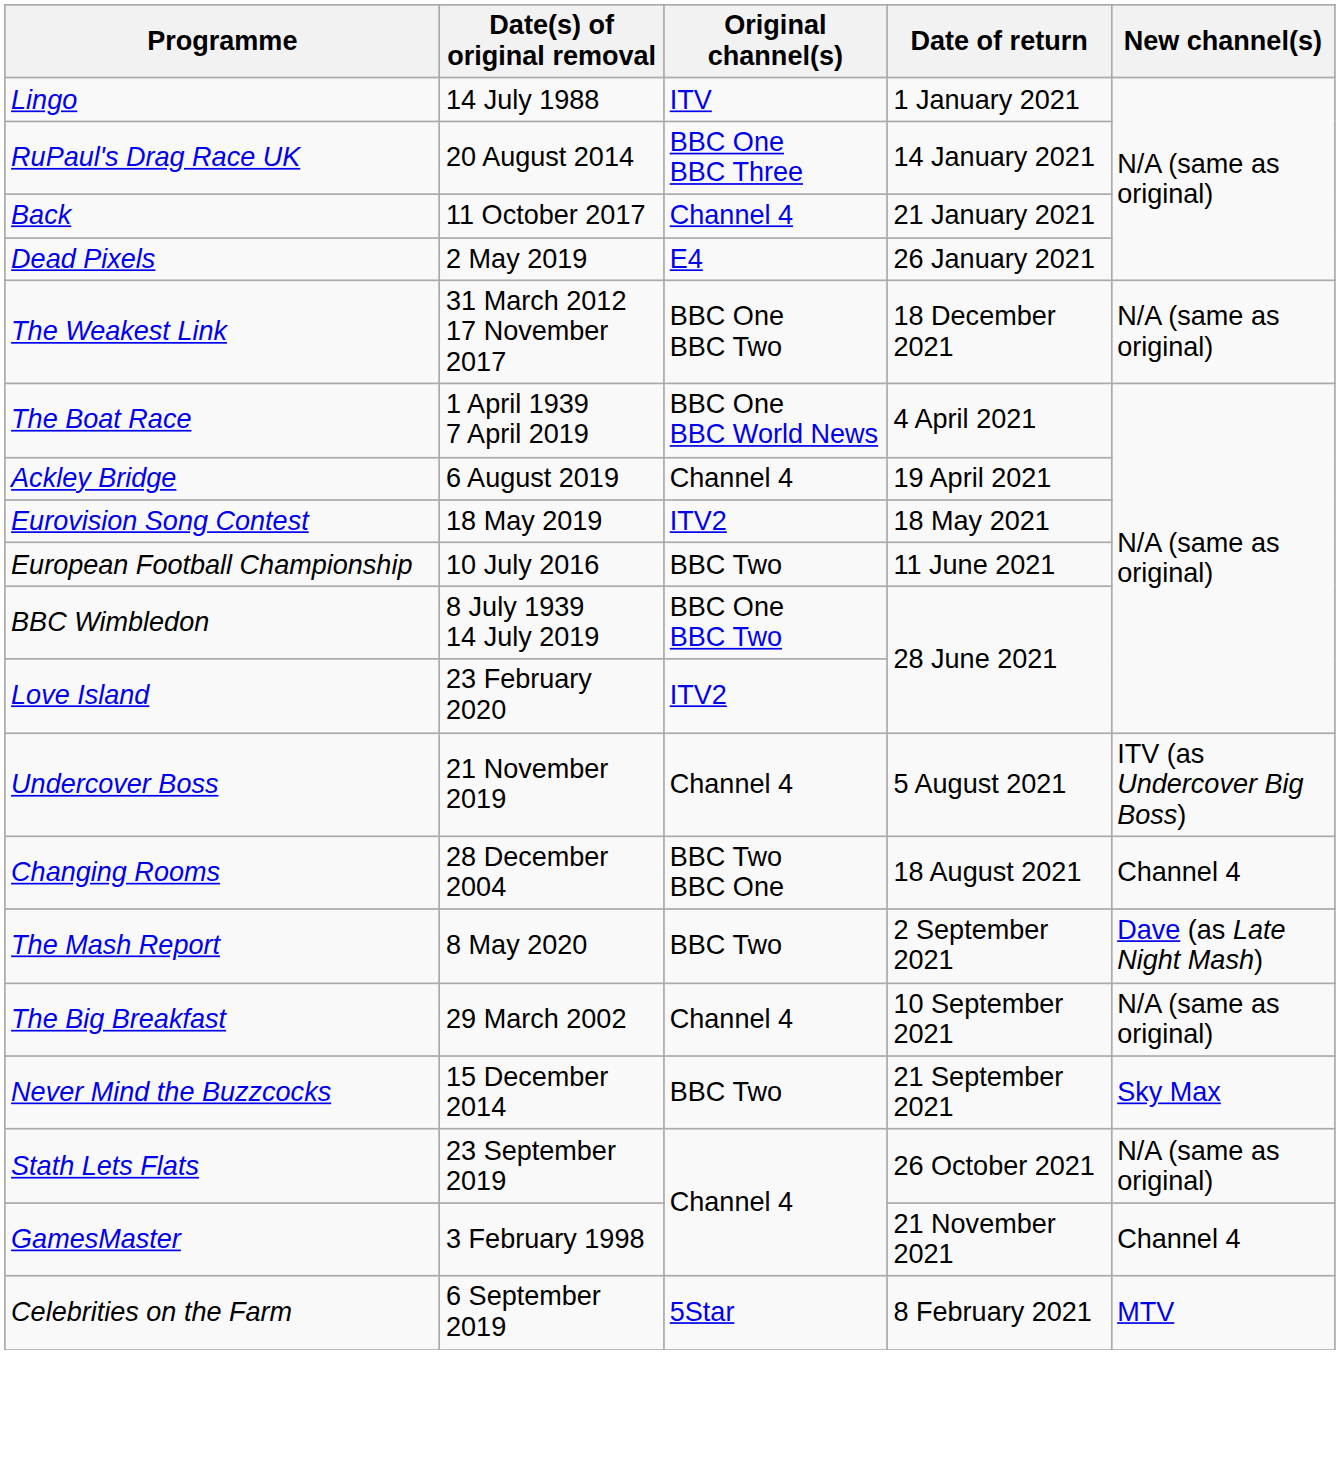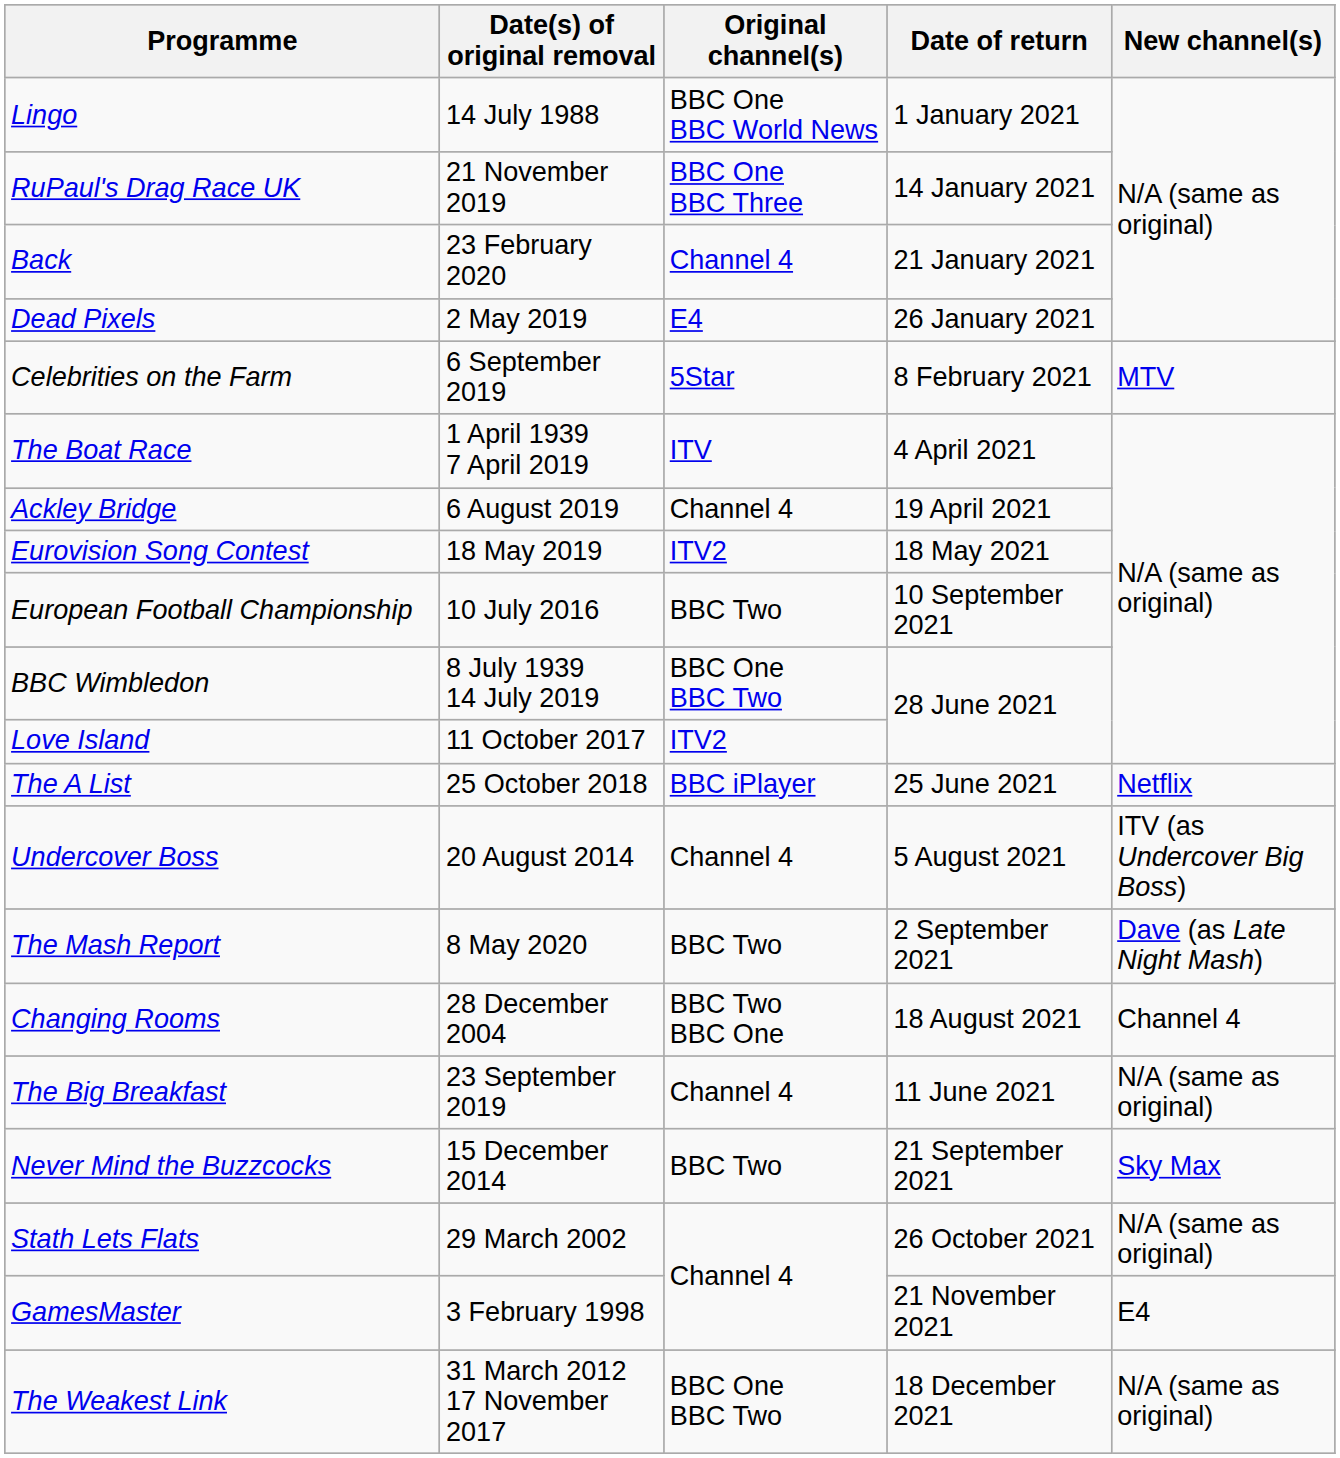(691, 99) ITV -> (774, 114) BBC One BBC World News
(540, 157) 20 August 2014 -> (527, 187) 21 November 2019
(546, 215) 11 October 2017 -> (519, 261) 23 February 2020
rows swapped: (152, 1312) <-> (119, 331)
(774, 420) BBC One BBC World News -> (691, 450) ITV
(974, 563) 11 June 2021 -> (978, 609) 10 September 2021
(519, 695) 23 February 2020 -> (546, 741) 11 October 2017
+ row: (71, 783)
(527, 783) 21 November 2019 -> (540, 857) 20 August 2014
rows swapped: (116, 872) <-> (116, 945)
(536, 1019) 29 March 2002 -> (531, 1092) 23 September 2019
(978, 1019) 10 September 2021 -> (974, 1092) 11 June 2021
(531, 1165) 23 September 2019 -> (536, 1238) 29 March 2002
(1179, 1238) Channel 4 -> (1134, 1312) E4
